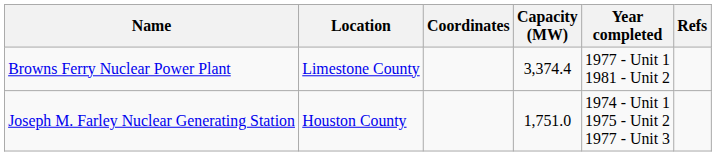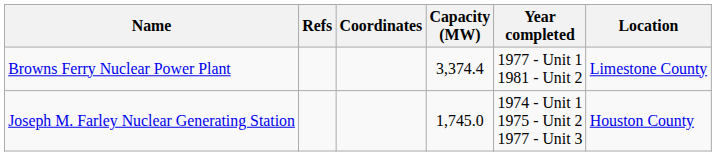columns swapped: (361, 25) <-> (692, 25)
(547, 120) 1,751.0 -> (460, 120) 1,745.0
